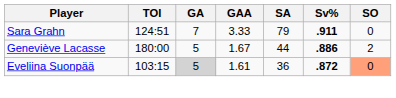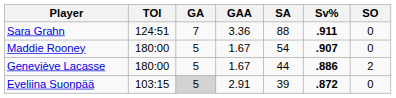(239, 31) 3.33 -> (239, 31) 3.36
(283, 31) 79 -> (283, 31) 88
+ row: (46, 48)
(239, 66) 1.61 -> (239, 84) 2.91
(283, 66) 36 -> (283, 84) 39
(370, 66) lightsalmon background -> (370, 84) no background
